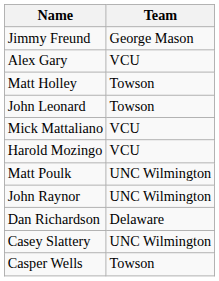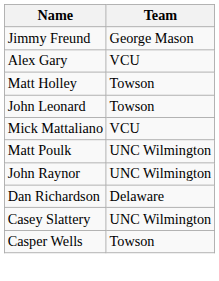- row: (55, 151)
